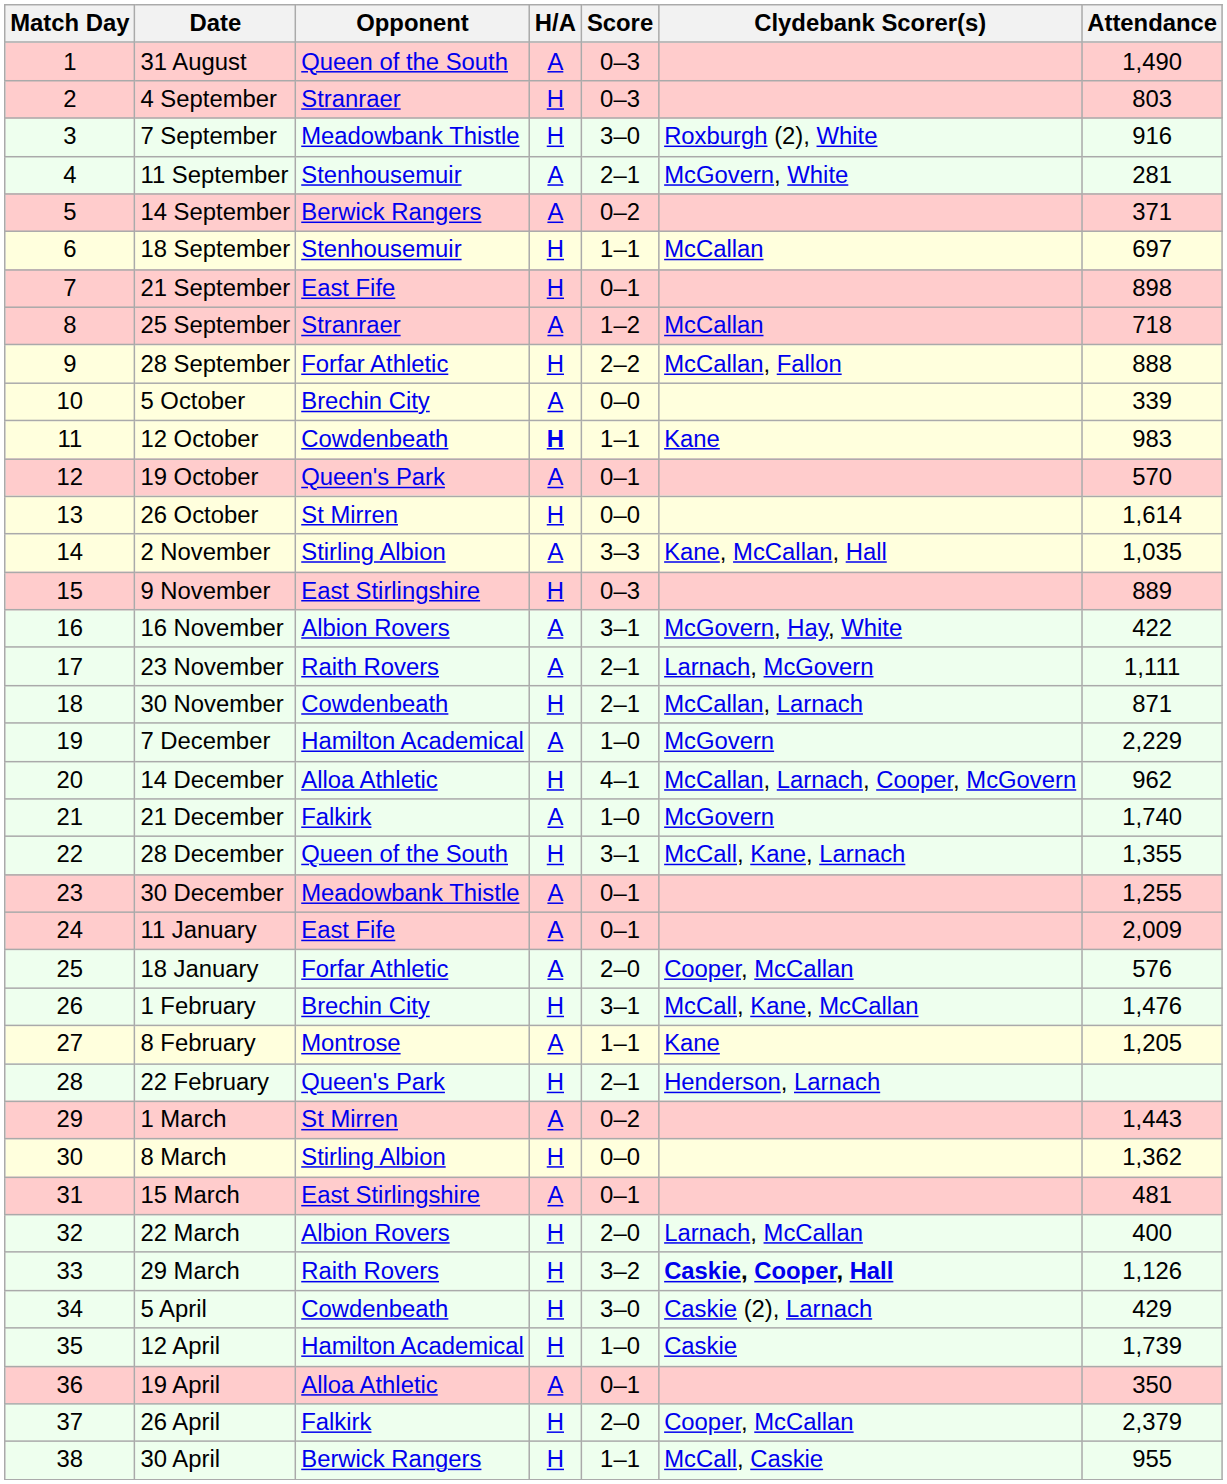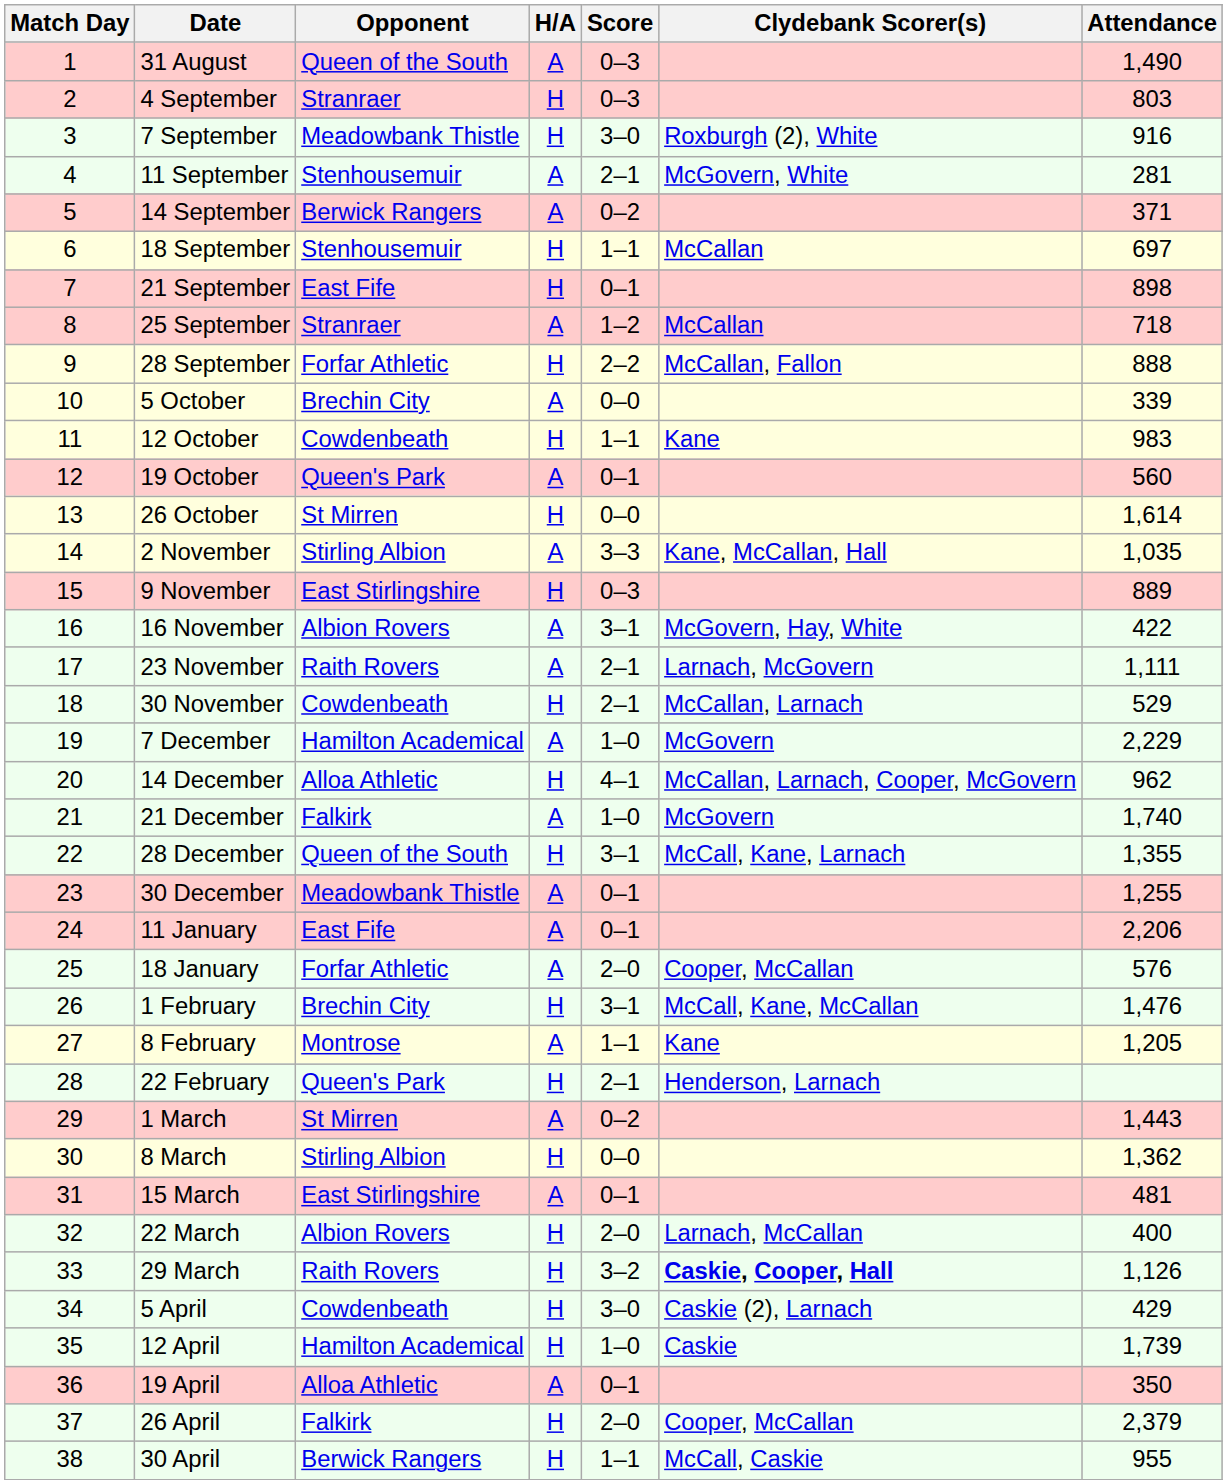(555, 439) bold -> (555, 439) normal
(1152, 477) 570 -> (1152, 477) 560
(1152, 703) 871 -> (1152, 703) 529
(1152, 930) 2,009 -> (1152, 930) 2,206
